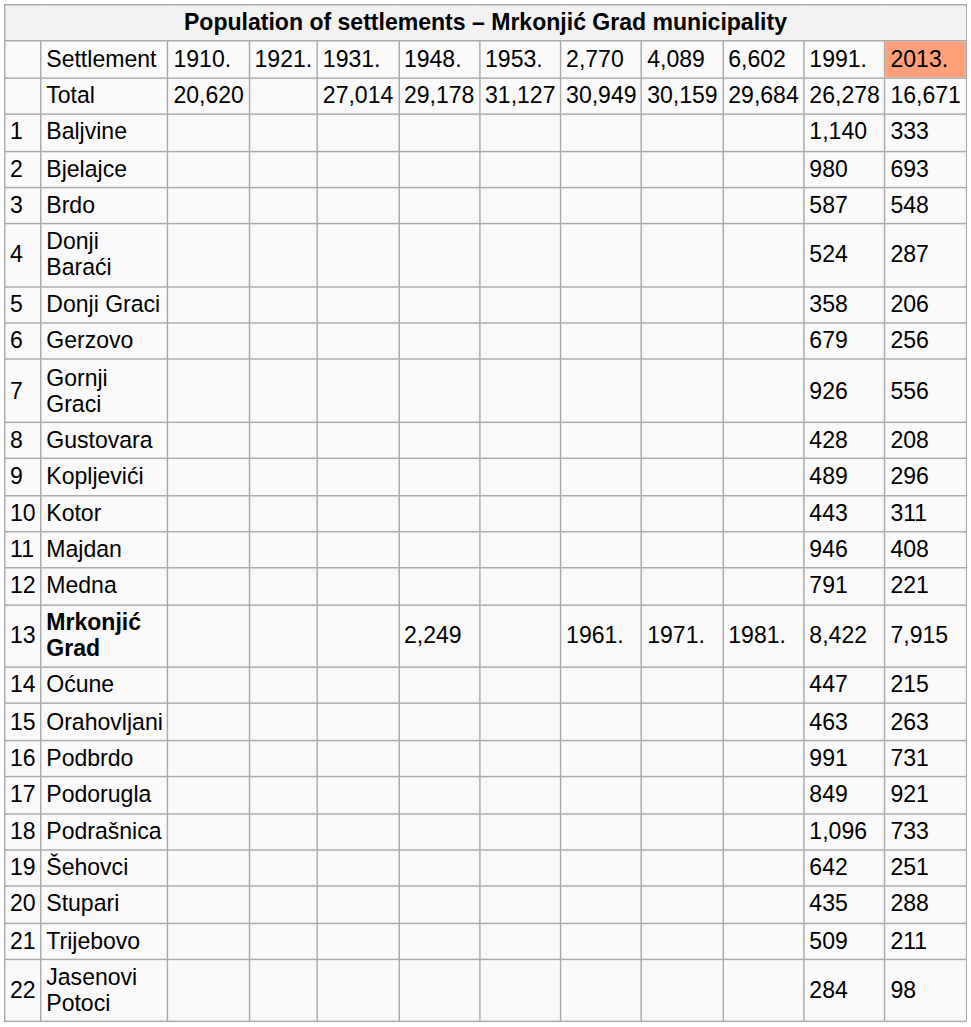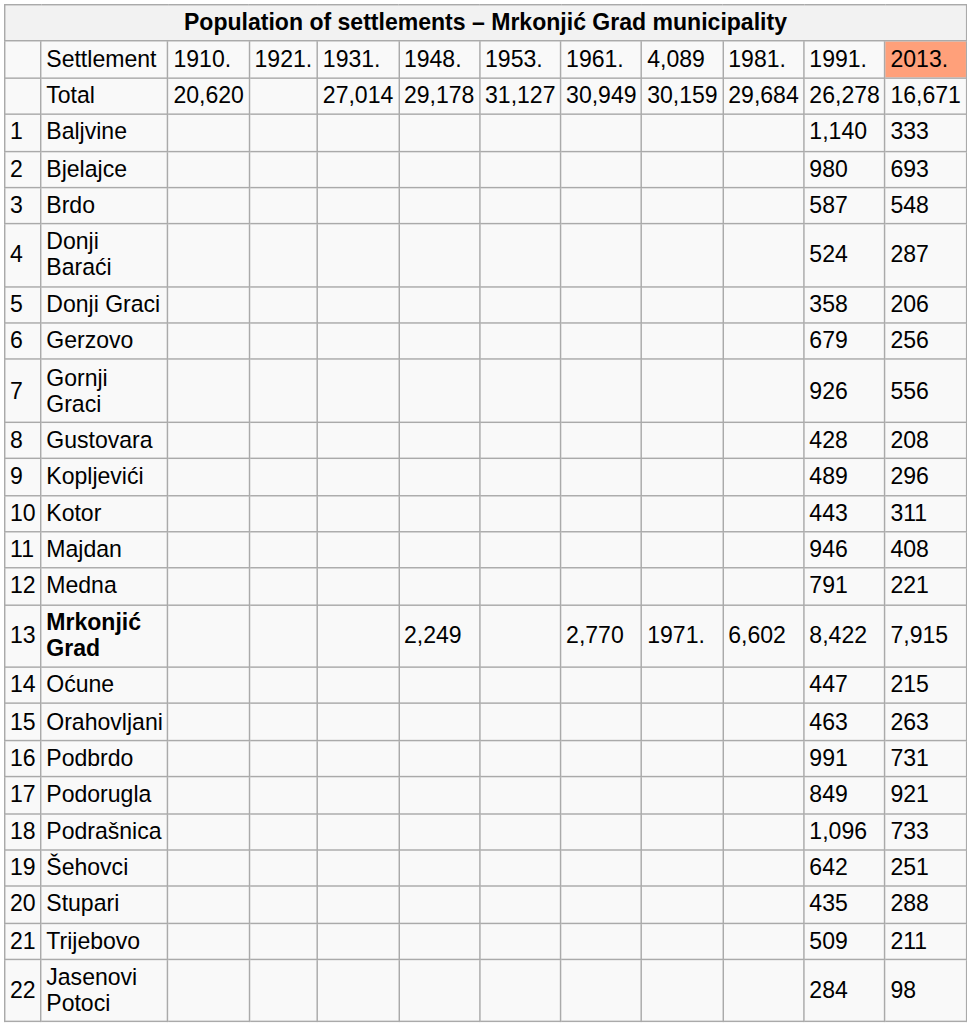(595, 59) 2,770 -> (595, 59) 1961.
(757, 59) 6,602 -> (757, 59) 1981.
(595, 635) 1961. -> (595, 635) 2,770
(757, 635) 1981. -> (757, 635) 6,602
